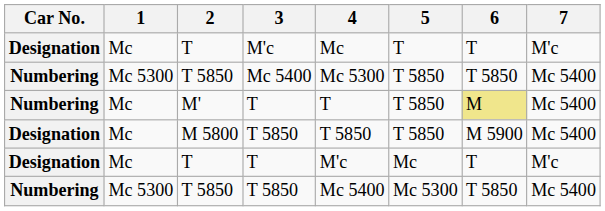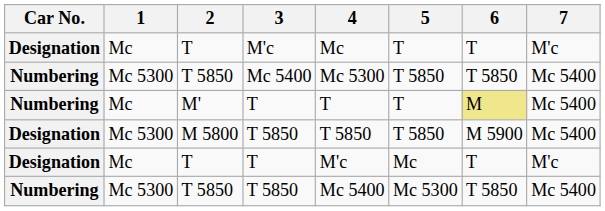(419, 104) T 5850 -> (398, 104) T
(121, 133) Mc -> (141, 133) Mc 5300
